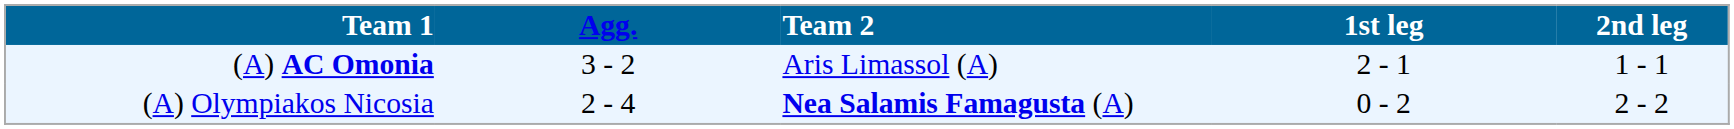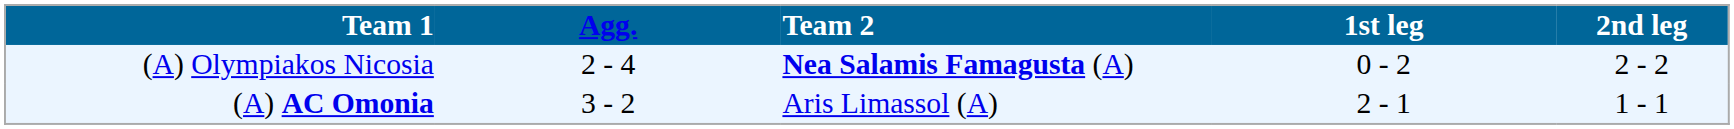rows swapped: (288, 102) <-> (333, 63)
